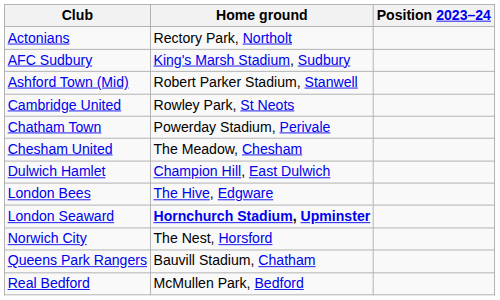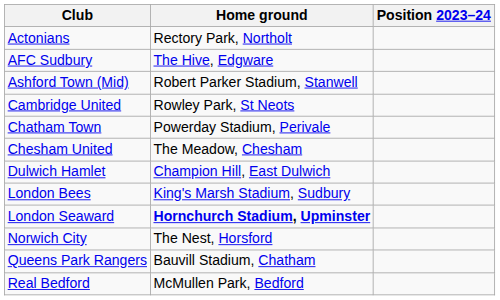(252, 60) King's Marsh Stadium, Sudbury -> (213, 60) The Hive, Edgware
(213, 194) The Hive, Edgware -> (252, 194) King's Marsh Stadium, Sudbury
